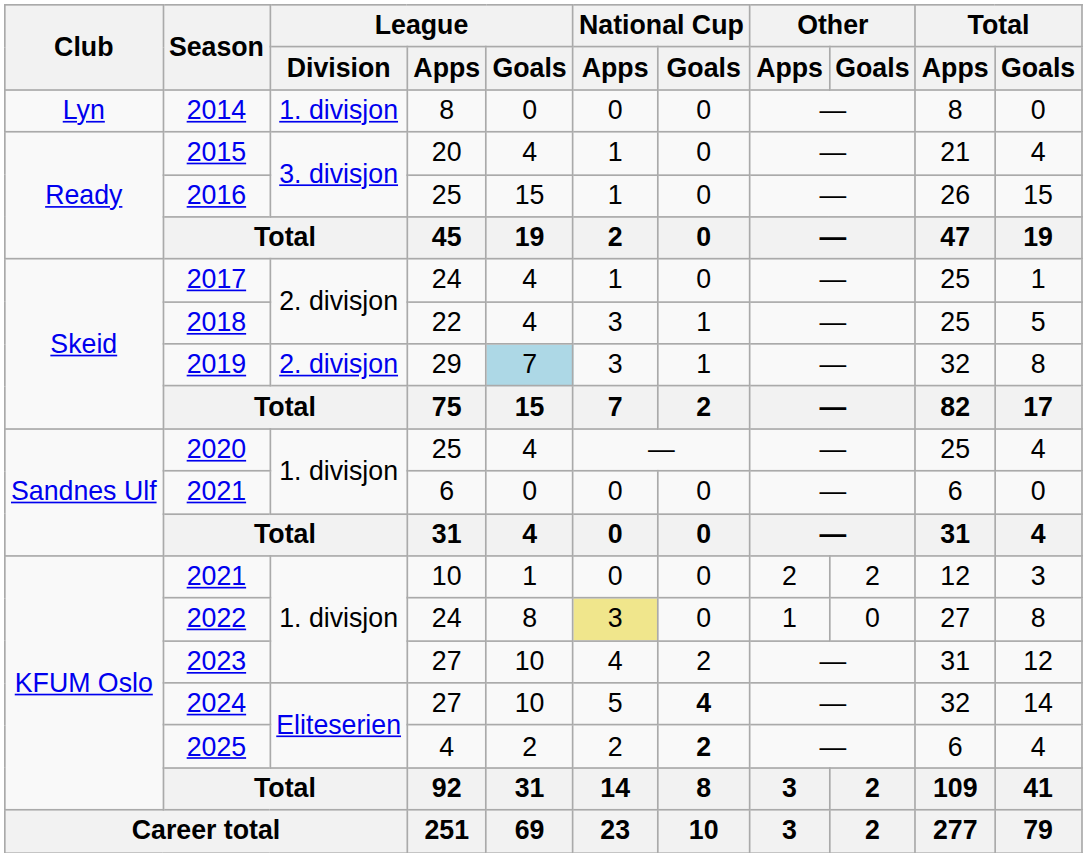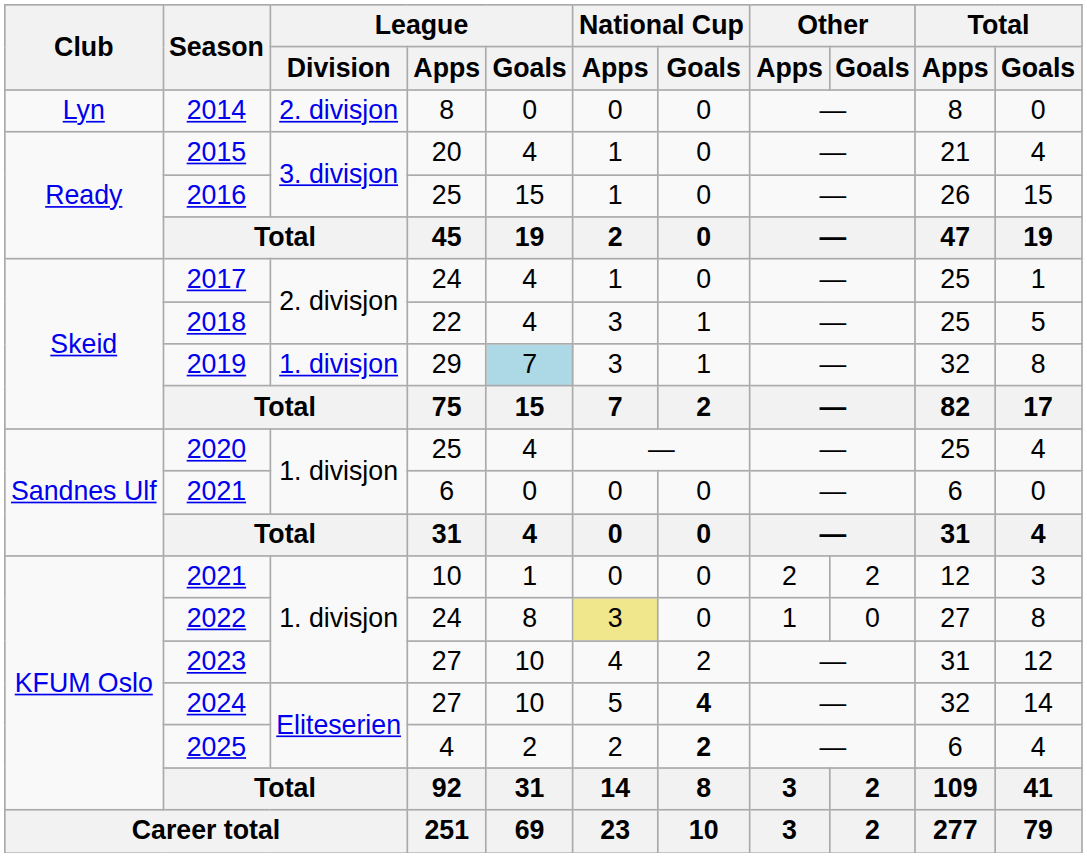(339, 110) 1. divisjon -> (339, 110) 2. divisjon
(339, 364) 2. divisjon -> (339, 364) 1. divisjon
